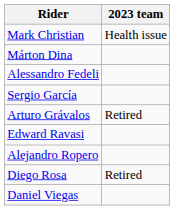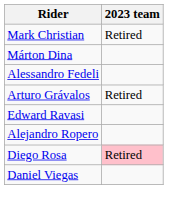(136, 34) Health issue -> (123, 34) Retired
- row: (42, 94)
(123, 174) no background -> (123, 154) pink background
